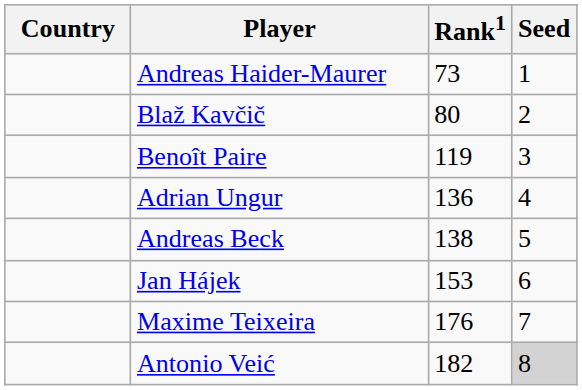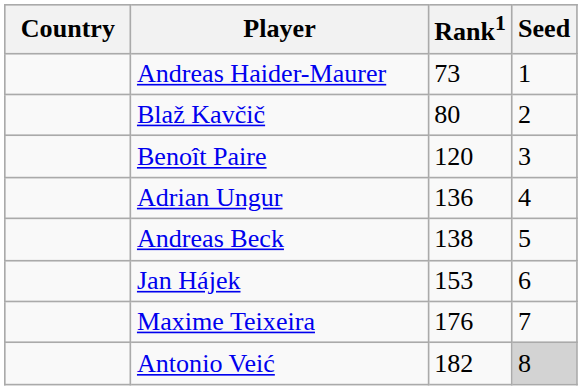(453, 156) 119 -> (454, 156) 120
